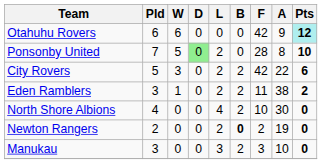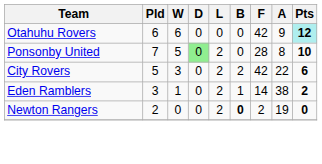(240, 91) 2 -> (240, 91) 1
(261, 91) 11 -> (261, 91) 14
- row: (61, 110)
- row: (32, 149)
